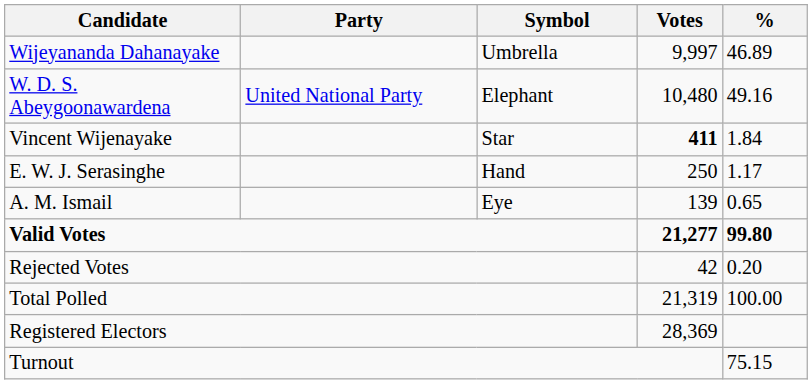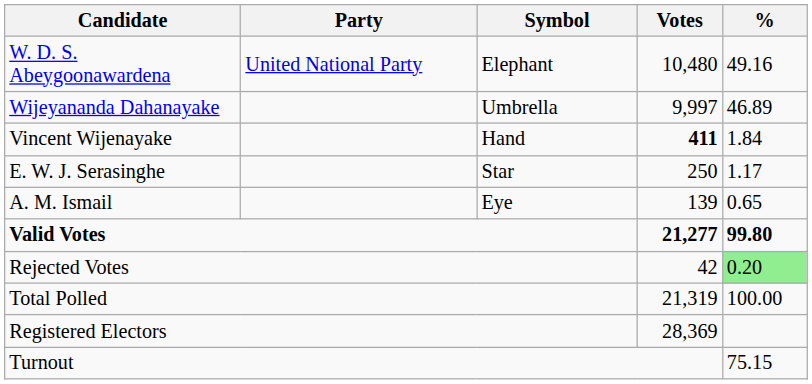rows swapped: (90, 95) <-> (114, 52)
(498, 139) Star -> (503, 139) Hand
(503, 171) Hand -> (498, 171) Star
(744, 266) no background -> (744, 266) lightgreen background
